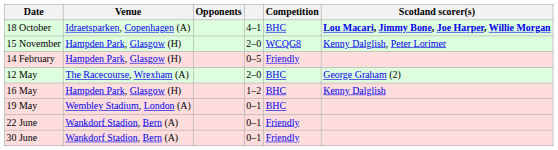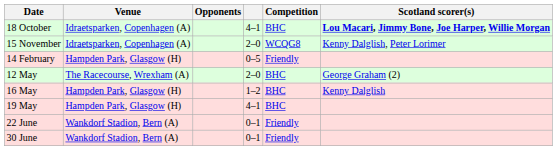(123, 43) Hampden Park, Glasgow (H) -> (128, 43) Idraetsparken, Copenhagen (A)
(128, 106) Wembley Stadium, London (A) -> (123, 106) Hampden Park, Glasgow (H)
(254, 106) 0–1 -> (253, 106) 4–1
